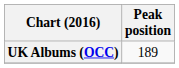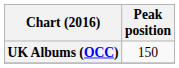(148, 52) 189 -> (148, 52) 150
